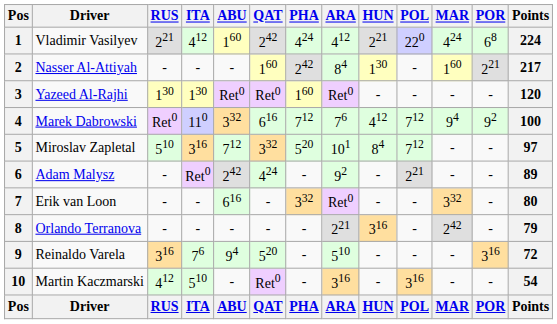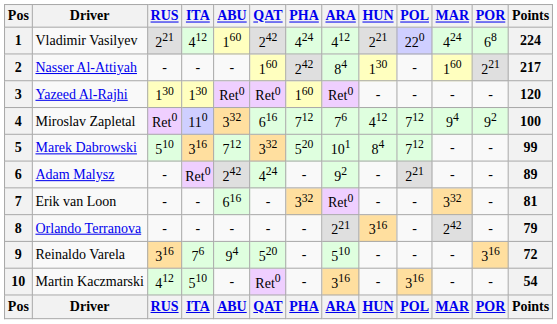(86, 120) Marek Dabrowski -> (85, 120) Miroslav Zapletal
(85, 147) Miroslav Zapletal -> (86, 147) Marek Dabrowski
(531, 147) 97 -> (531, 147) 99
(531, 201) 80 -> (531, 201) 81
